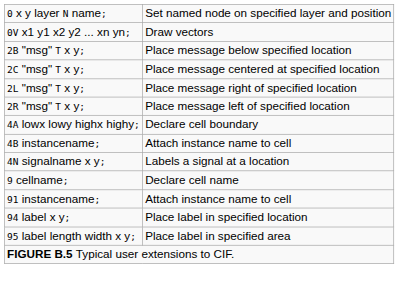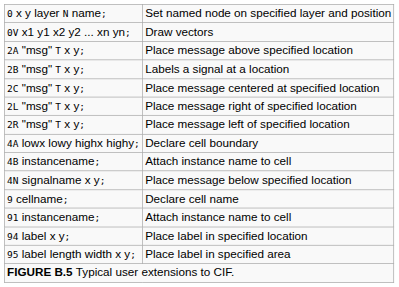+ row: (46, 50)
(248, 50) Place message below specified location -> (217, 69) Labels a signal at a location
(217, 161) Labels a signal at a location -> (248, 180) Place message below specified location
